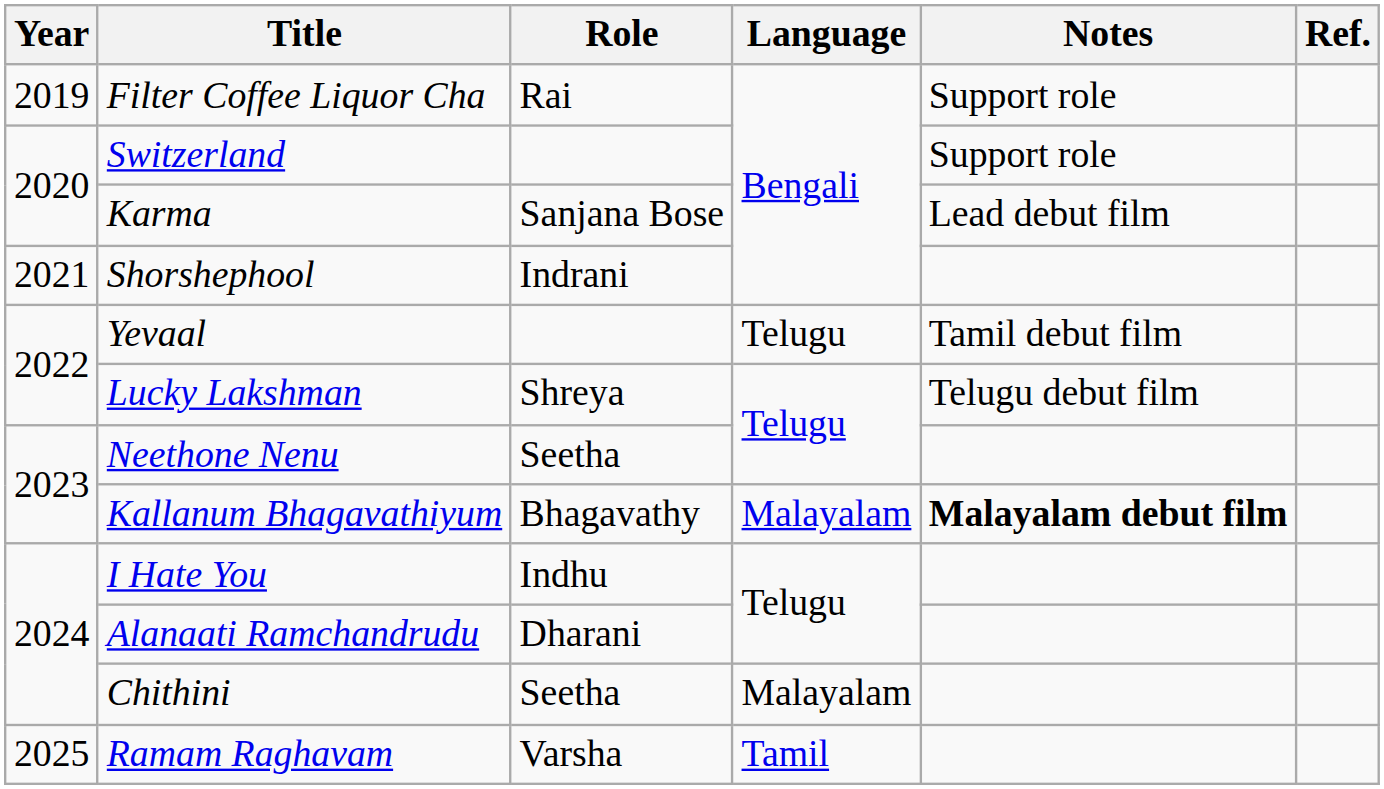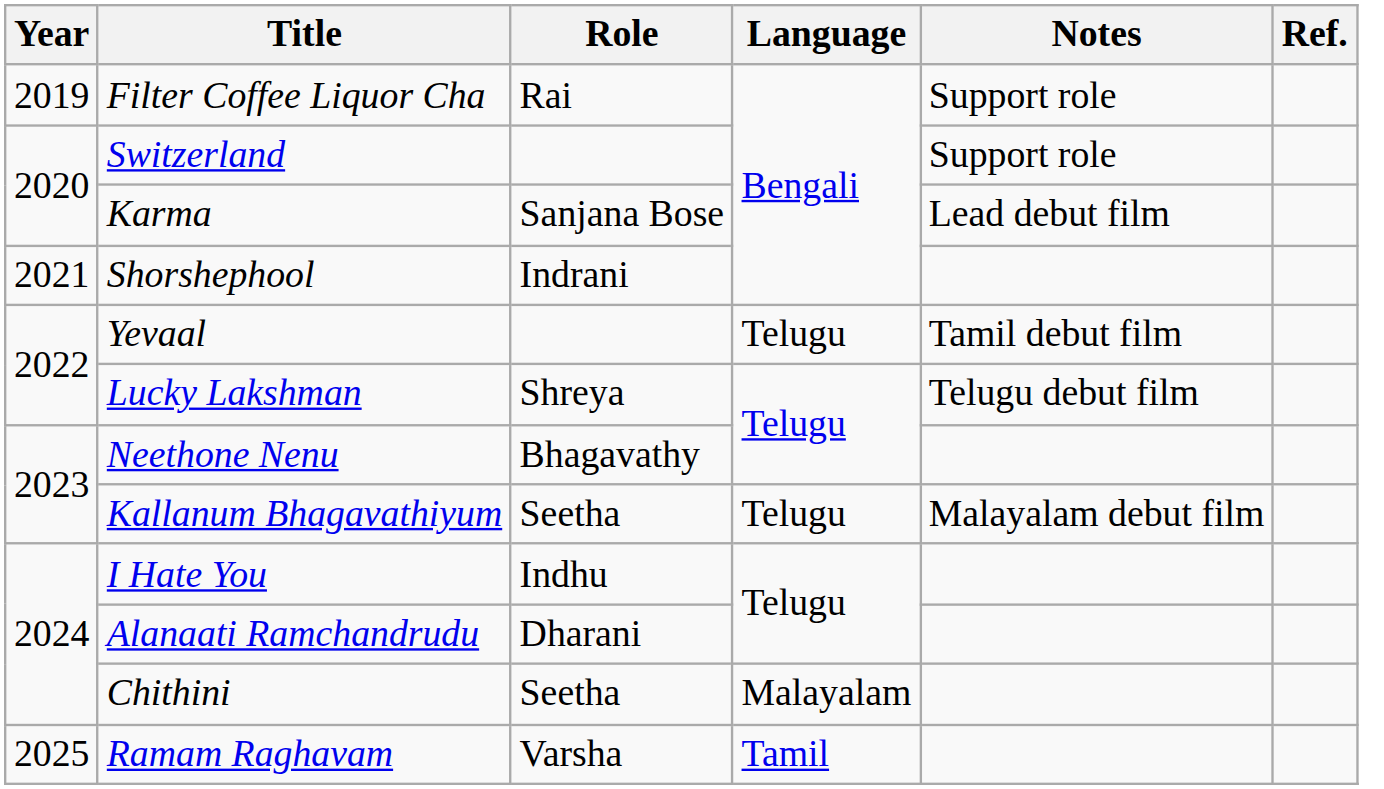(570, 453) Seetha -> (610, 453) Bhagavathy
(610, 513) Bhagavathy -> (570, 513) Seetha
(826, 513) Malayalam -> (794, 513) Telugu
(1108, 513) bold -> (1097, 513) normal
